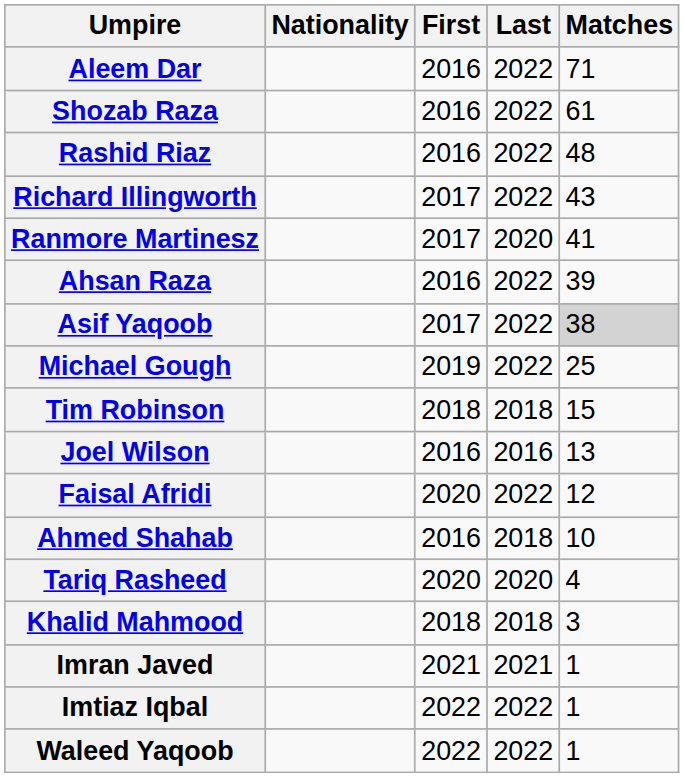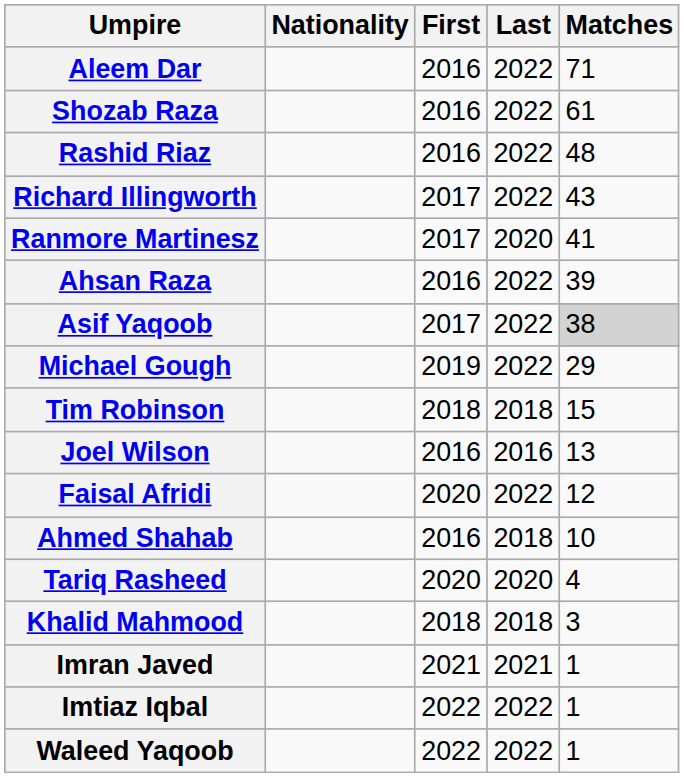(581, 366) 25 -> (581, 366) 29
